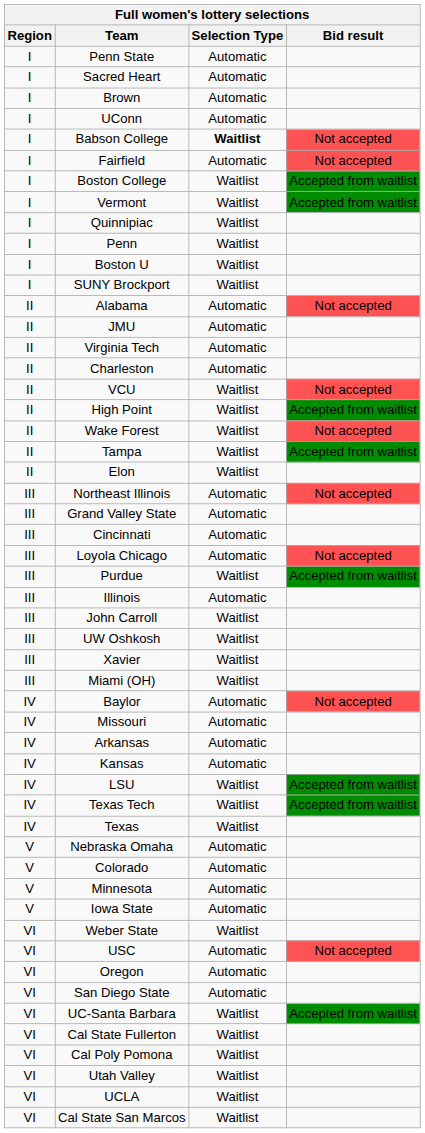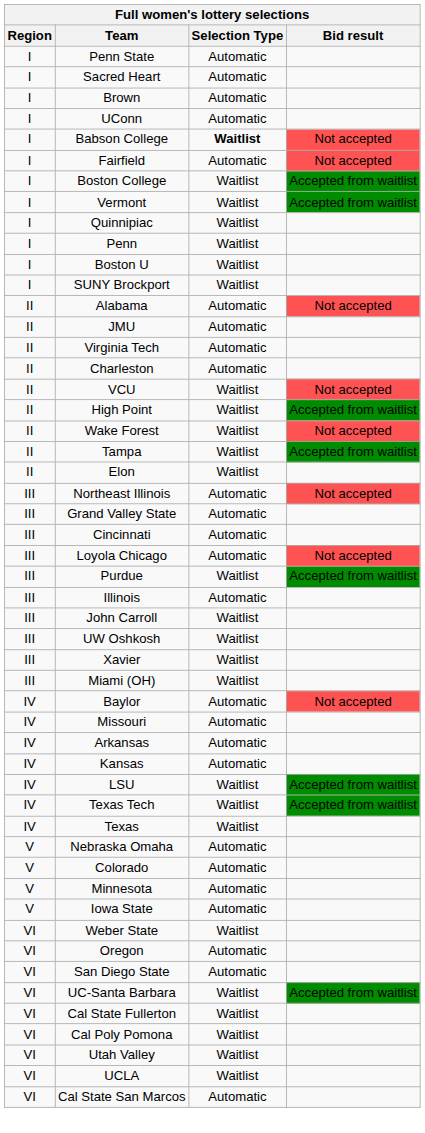- row: (122, 951)
(237, 1117) Waitlist -> (237, 1096) Automatic
